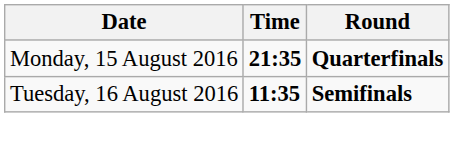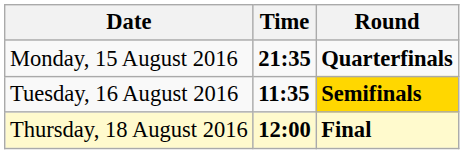(362, 93) no background -> (371, 93) gold background
+ row: (129, 129)
